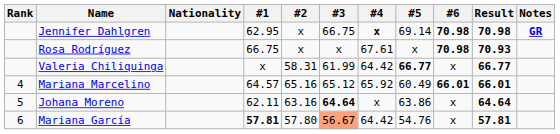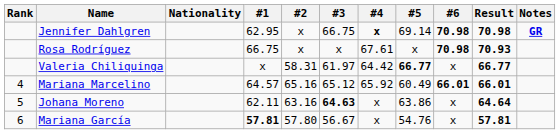(339, 67) 61.99 -> (339, 67) 61.97
(339, 102) 64.64 -> (339, 102) 64.63
(339, 120) lightsalmon background -> (339, 120) no background
(377, 120) 64.42 -> (377, 120) x
